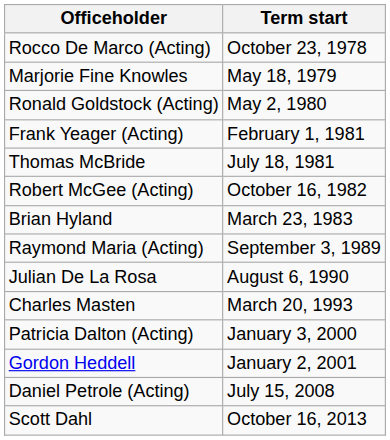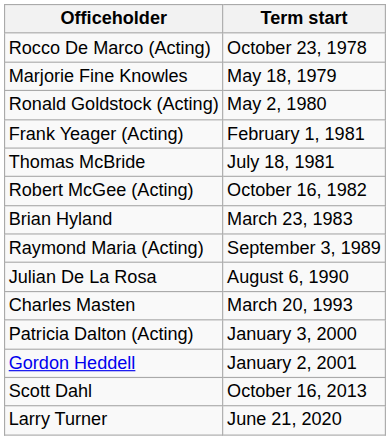- row: (99, 391)
+ row: (58, 420)
